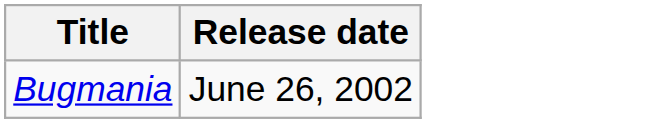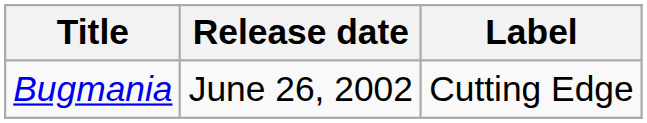+ column: (531, 32)
